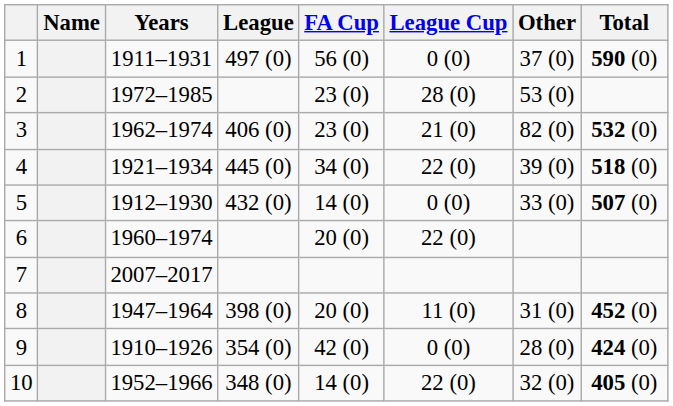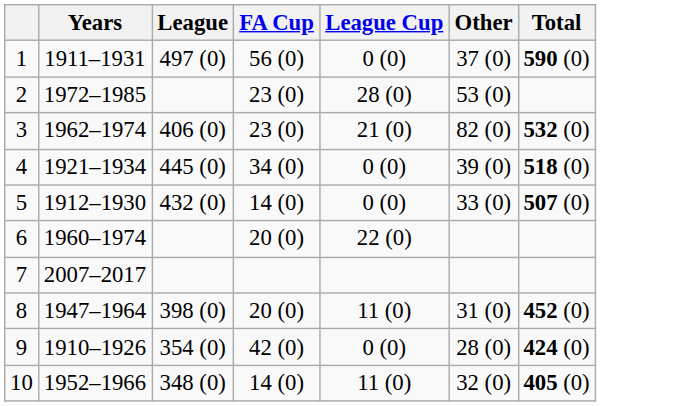- column: (72, 22)
(448, 166) 22 (0) -> (384, 166) 0 (0)
(448, 382) 22 (0) -> (384, 382) 11 (0)
